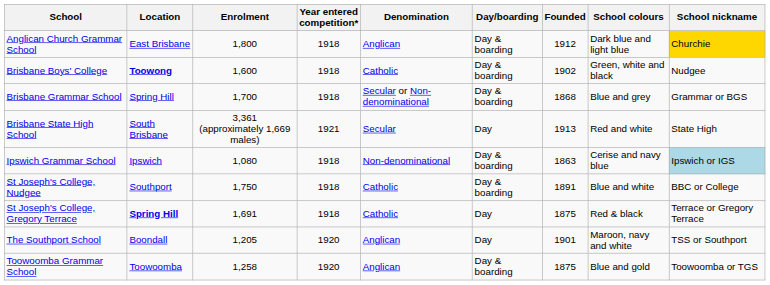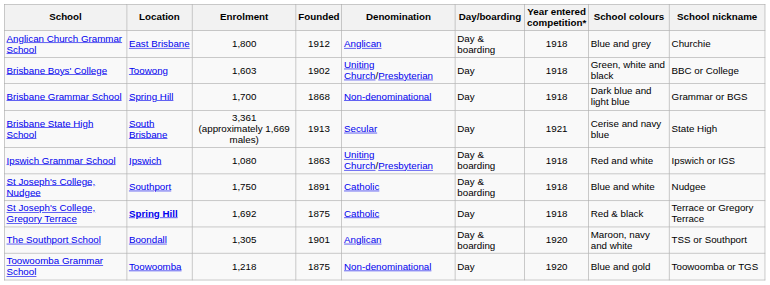columns swapped: (565, 17) <-> (329, 17)
(621, 44) Dark blue and light blue -> (621, 44) Blue and grey
(691, 44) gold background -> (691, 44) no background
(151, 70) bold -> (148, 70) normal
(245, 70) 1,600 -> (244, 70) 1,603
(380, 70) Catholic -> (389, 70) Uniting Church/Presbyterian
(494, 70) Day & boarding -> (466, 70) Day
(688, 70) Nudgee -> (705, 70) BBC or College
(397, 97) Secular or Non-denominational -> (388, 97) Non-denominational
(494, 97) Day & boarding -> (466, 97) Day
(620, 97) Blue and grey -> (621, 97) Dark blue and light blue
(621, 129) Red and white -> (626, 129) Cerise and navy blue
(406, 161) Non-denominational -> (389, 161) Uniting Church/Presbyterian
(625, 161) Cerise and navy blue -> (622, 161) Red and white
(703, 161) lightblue background -> (703, 161) no background
(705, 187) BBC or College -> (689, 187) Nudgee
(245, 213) 1,691 -> (244, 213) 1,692
(245, 240) 1,205 -> (244, 240) 1,305
(483, 240) Day -> (476, 240) Day & boarding
(245, 266) 1,258 -> (244, 266) 1,218
(381, 266) Anglican -> (388, 266) Non-denominational
(494, 266) Day & boarding -> (466, 266) Day
